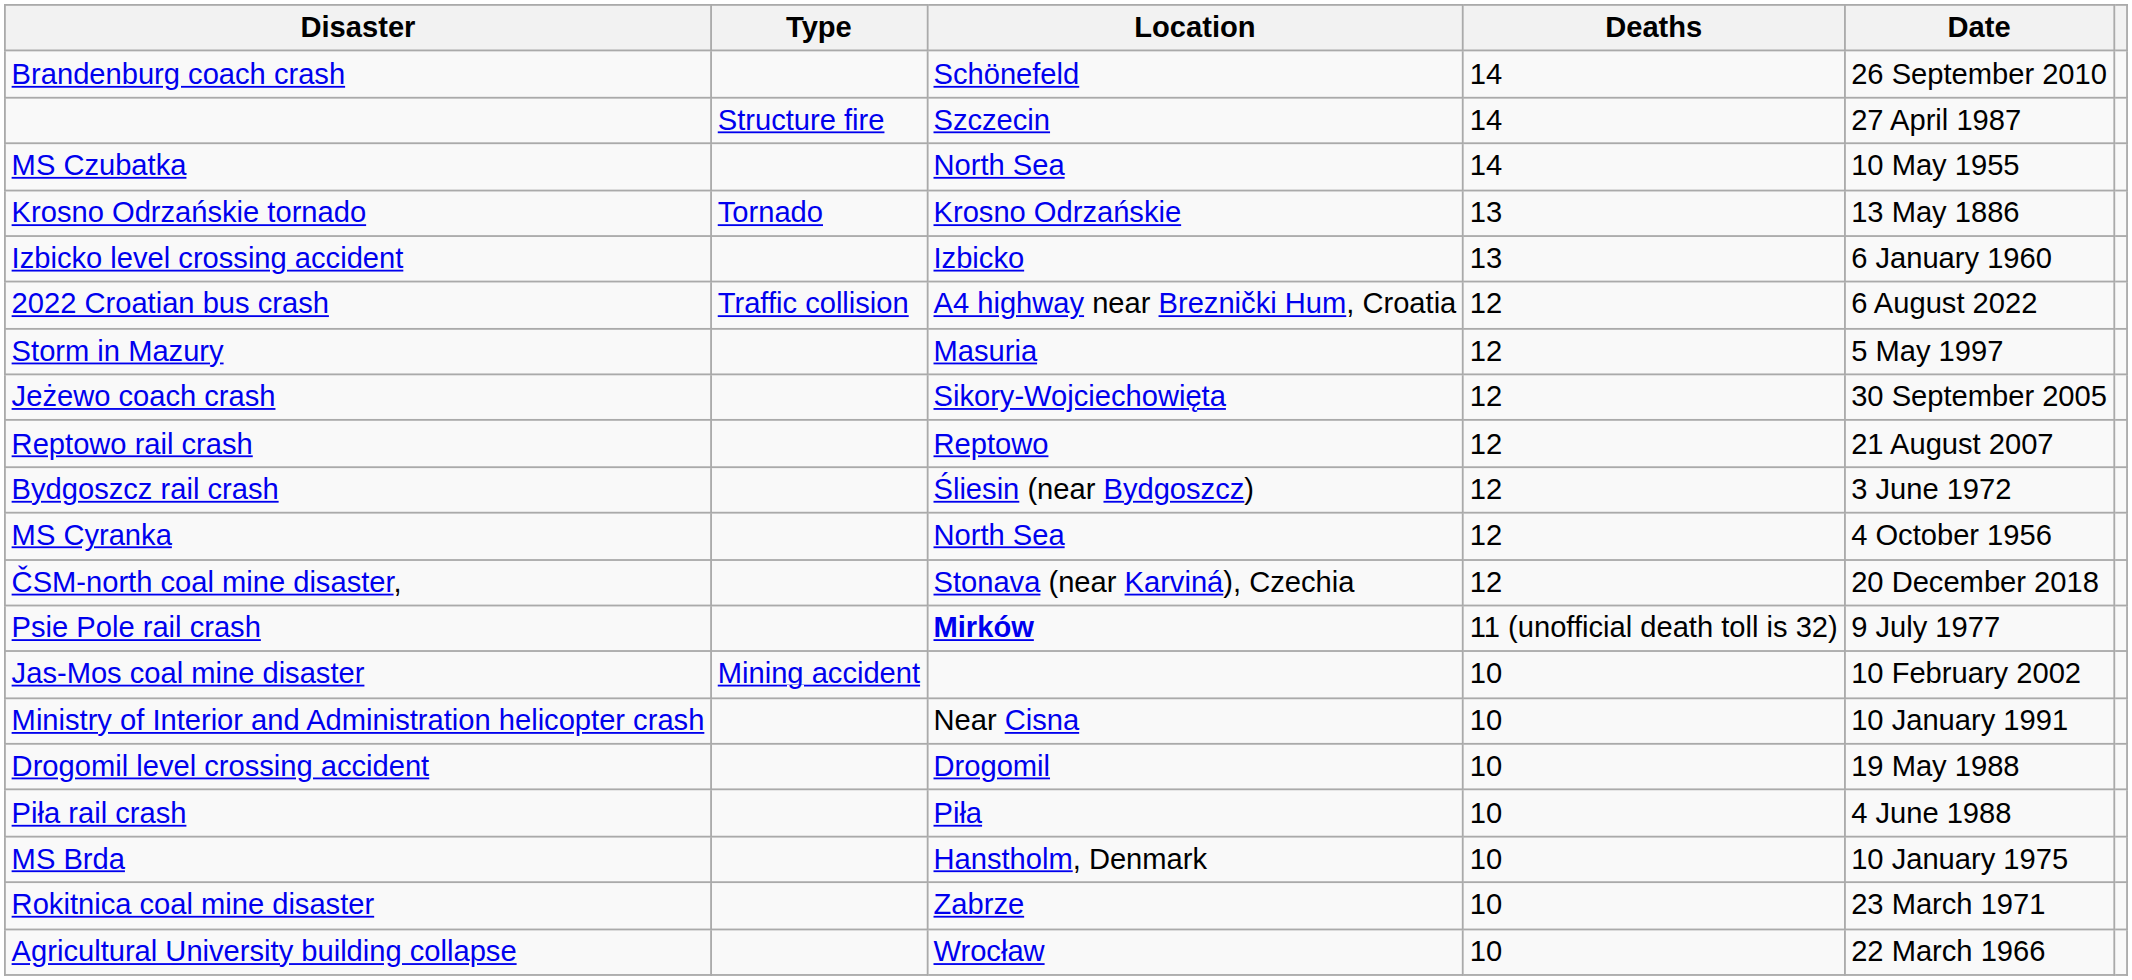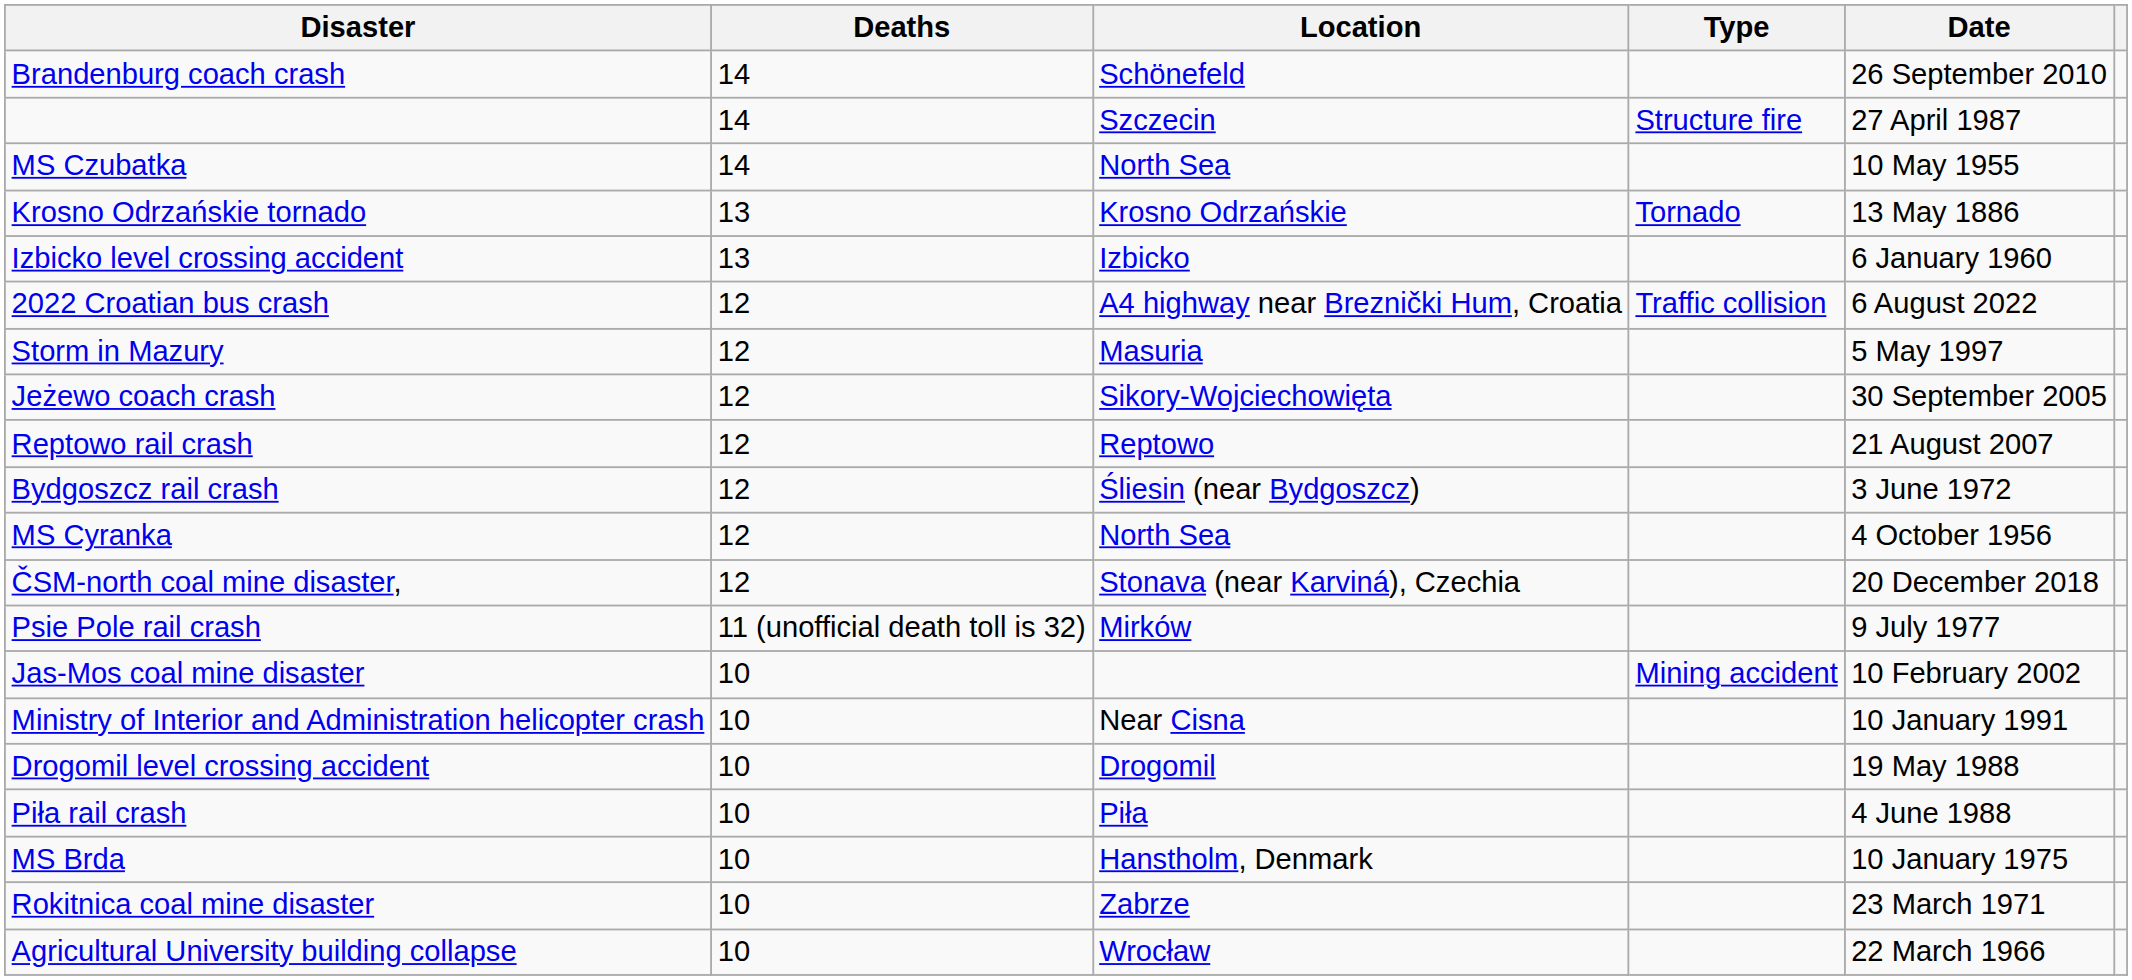columns swapped: (819, 27) <-> (1654, 27)
(984, 627) bold -> (1145, 627) normal
